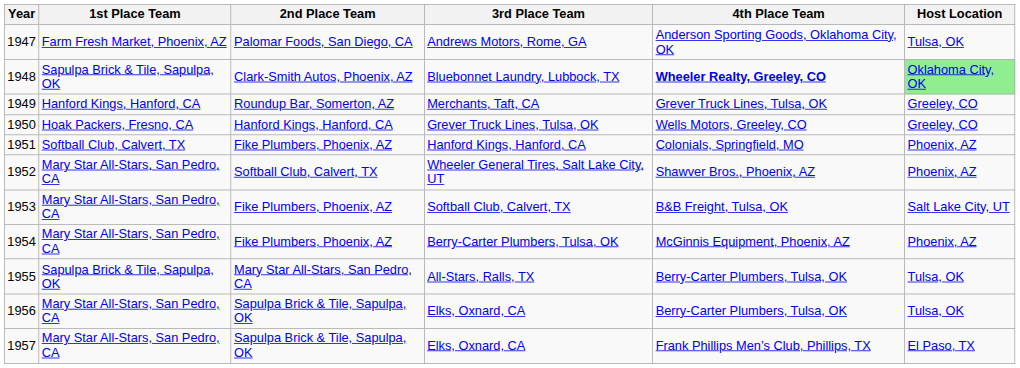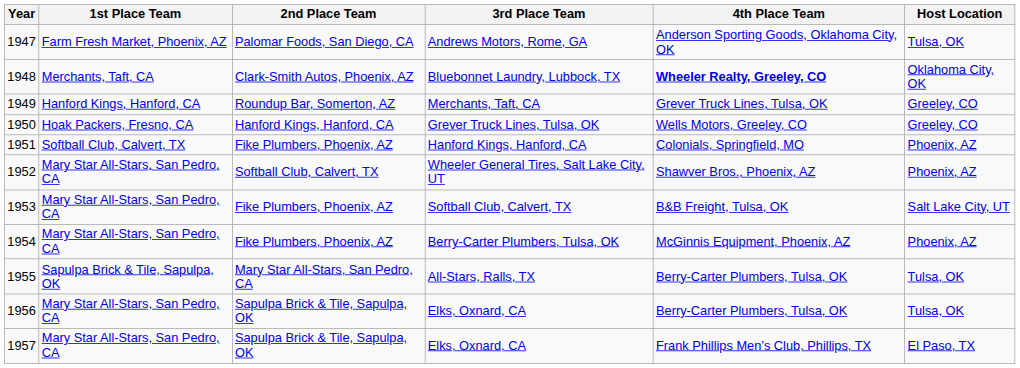(128, 76) Sapulpa Brick & Tile, Sapulpa, OK -> (98, 76) Merchants, Taft, CA
(951, 76) lightgreen background -> (951, 76) no background
